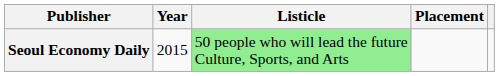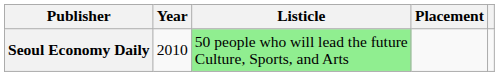(172, 50) 2015 -> (172, 50) 2010
